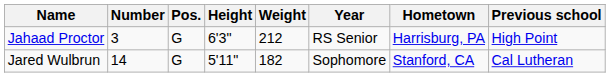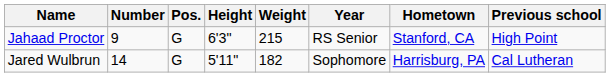(115, 38) 3 -> (115, 38) 9
(271, 38) 212 -> (271, 38) 215
(439, 38) Harrisburg, PA -> (433, 38) Stanford, CA
(433, 60) Stanford, CA -> (439, 60) Harrisburg, PA
